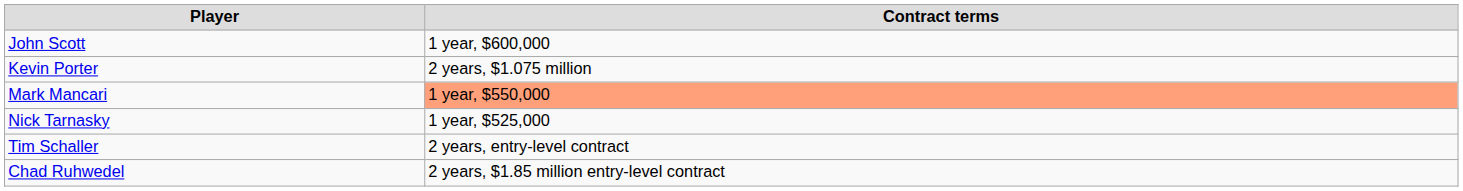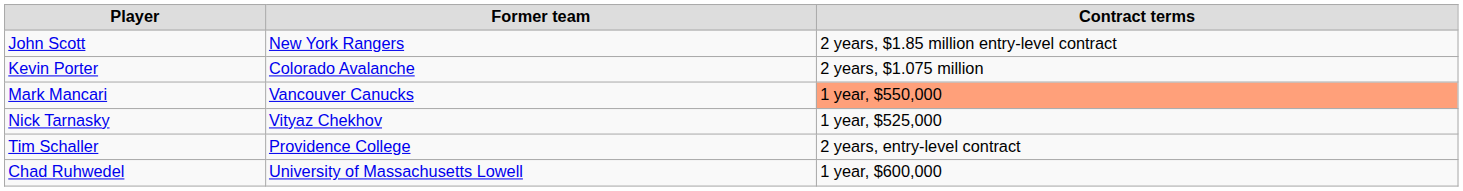+ column: (541, 17)
(489, 43) 1 year, $600,000 -> (968, 43) 2 years, $1.85 million entry-level contract
(577, 172) 2 years, $1.85 million entry-level contract -> (881, 172) 1 year, $600,000
